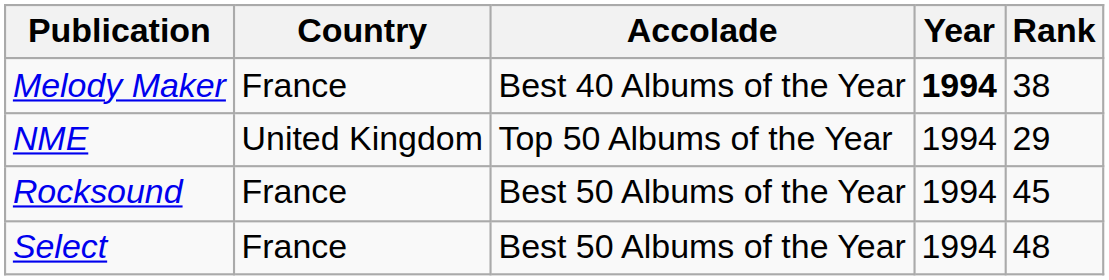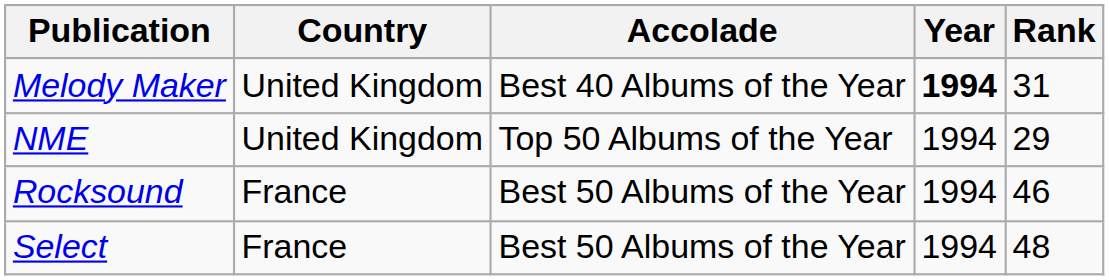(294, 85) France -> (362, 85) United Kingdom
(1031, 85) 38 -> (1031, 85) 31
(1031, 192) 45 -> (1031, 192) 46
